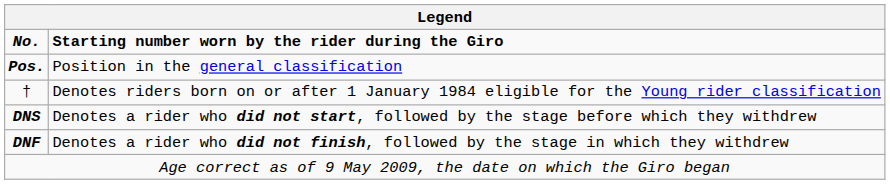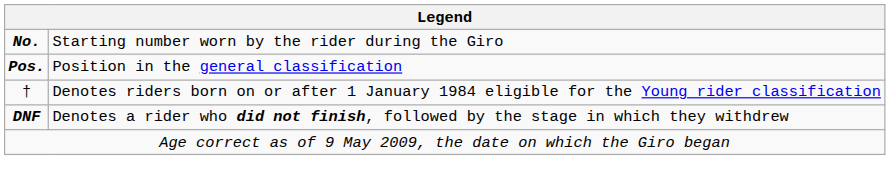(278, 42) bold -> (278, 42) normal
- row: (27, 117)
